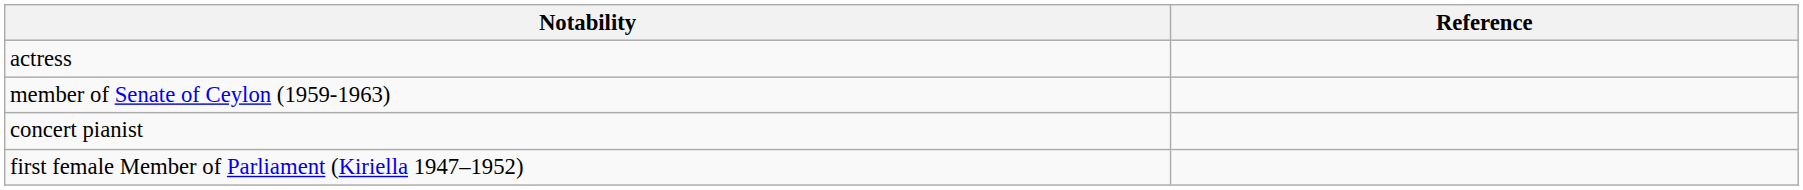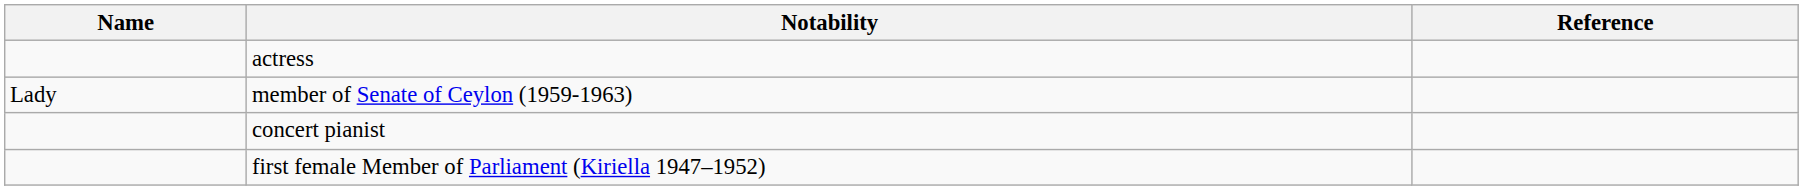+ column: (126, 22)
